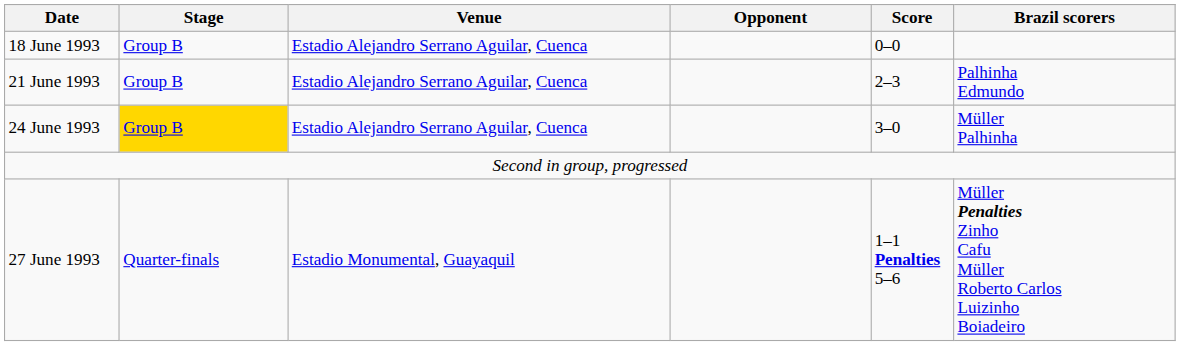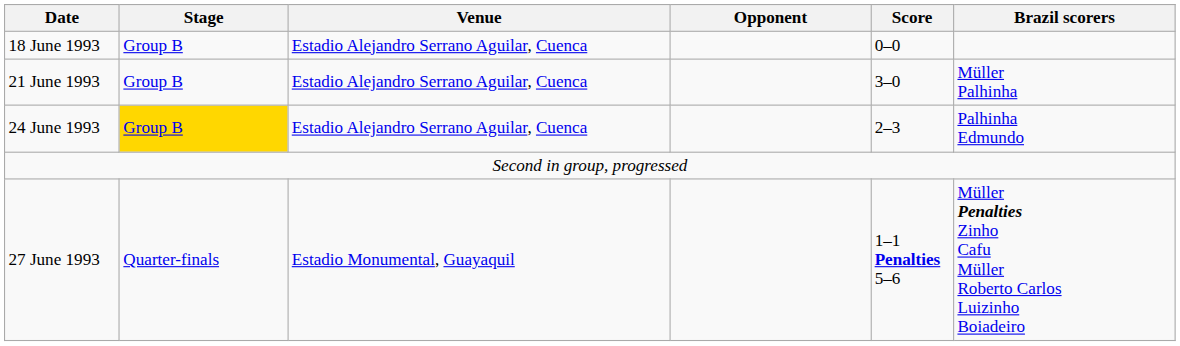(887, 82) 2–3 -> (887, 82) 3–0
(991, 82) Palhinha Edmundo -> (987, 82) Müller Palhinha
(887, 128) 3–0 -> (887, 128) 2–3
(987, 128) Müller Palhinha -> (991, 128) Palhinha Edmundo
